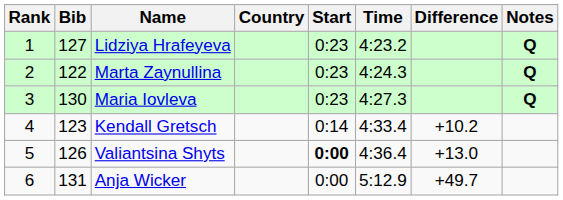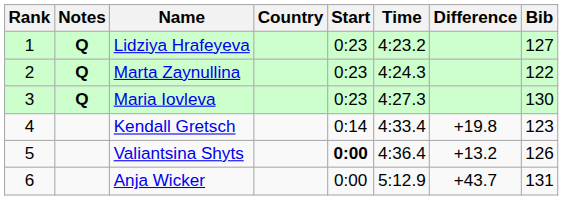columns swapped: (73, 18) <-> (530, 18)
(456, 126) +10.2 -> (475, 126) +19.8
(456, 153) +13.0 -> (475, 153) +13.2
(456, 180) +49.7 -> (475, 180) +43.7
